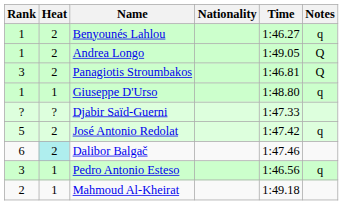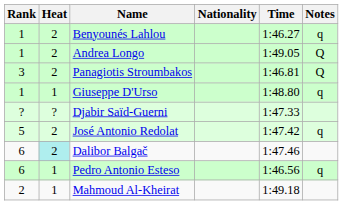(22, 170) 3 -> (22, 170) 6
